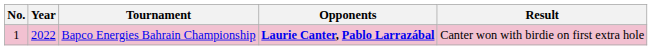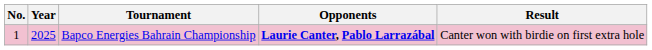(43, 35) 2022 -> (43, 35) 2025
